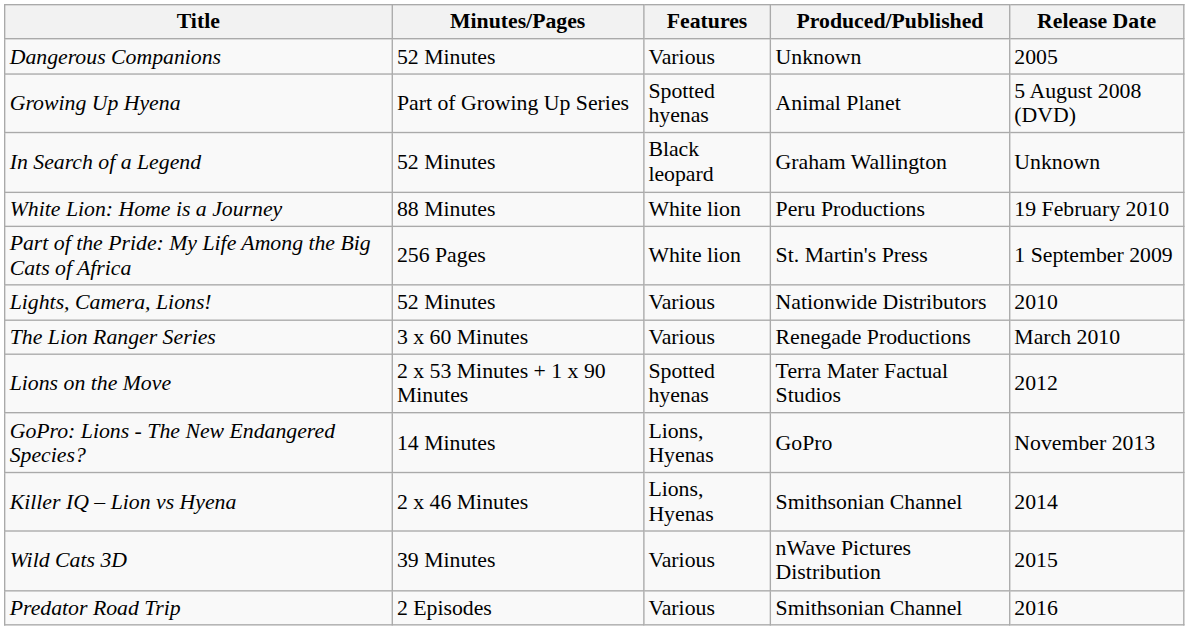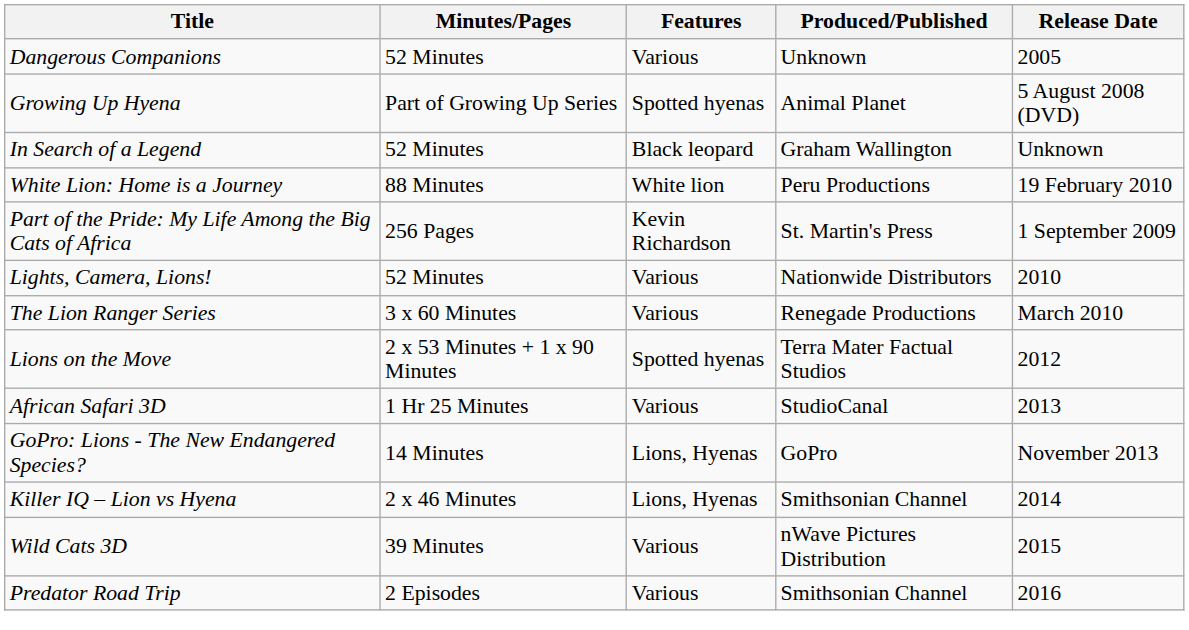(695, 255) White lion -> (681, 231) Kevin Richardson
+ row: (88, 405)
